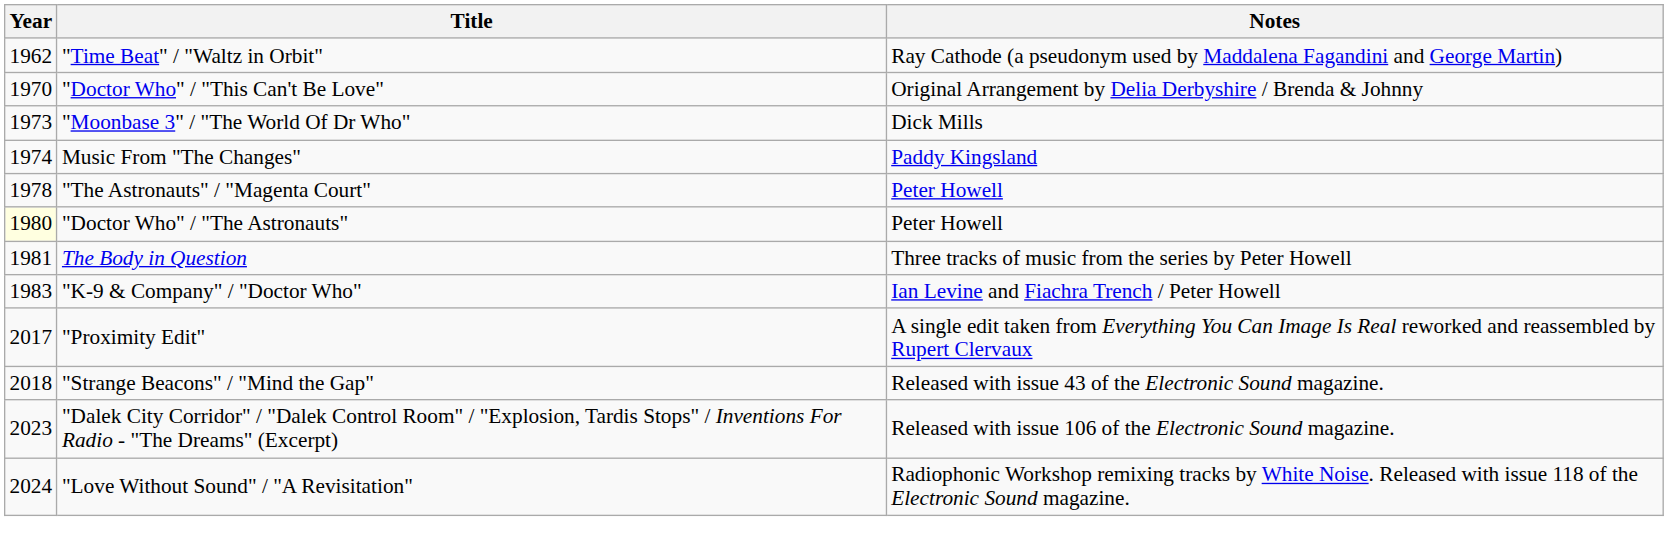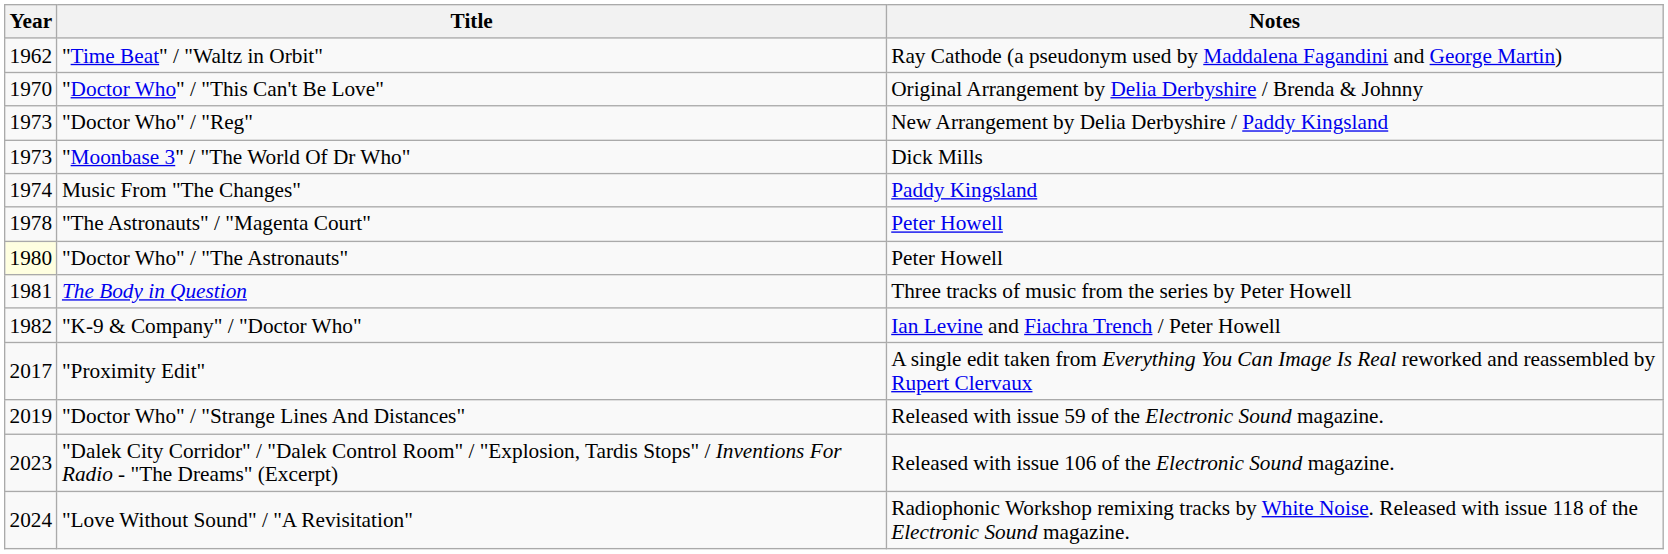+ row: (157, 122)
(31, 291) 1983 -> (31, 325) 1982
- row: (218, 382)
+ row: (264, 416)
